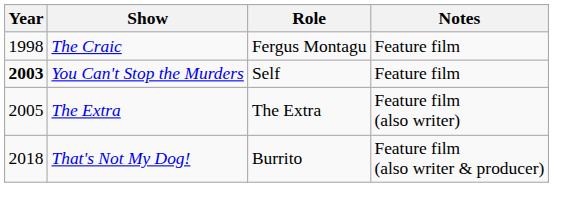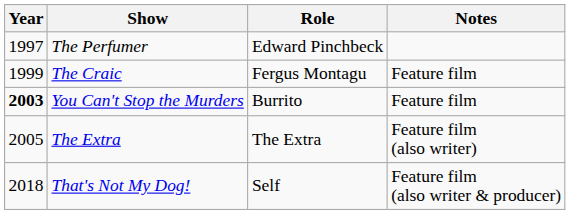+ row: (100, 45)
(26, 45) 1998 -> (26, 73) 1999
(266, 73) Self -> (277, 101) Burrito
(277, 158) Burrito -> (266, 186) Self
